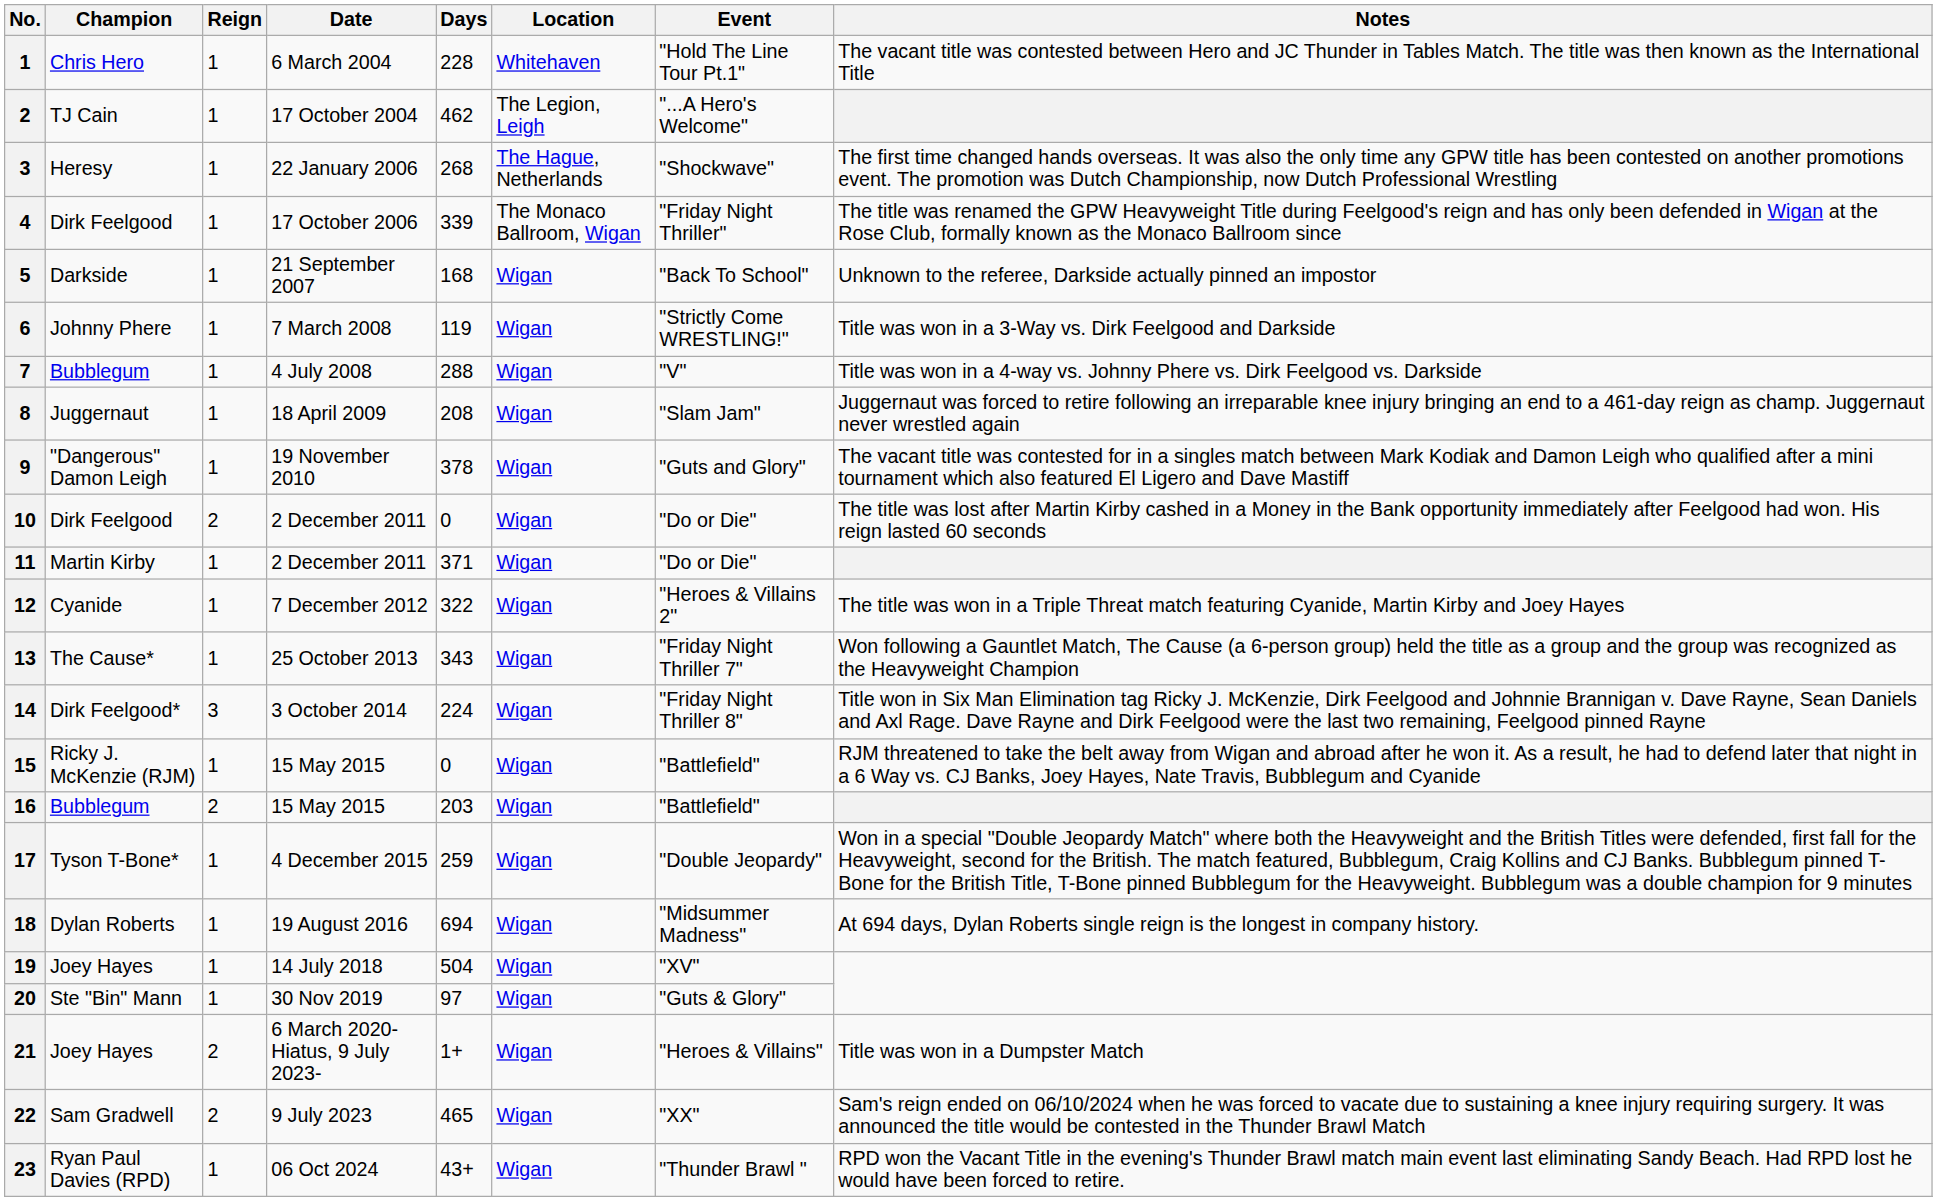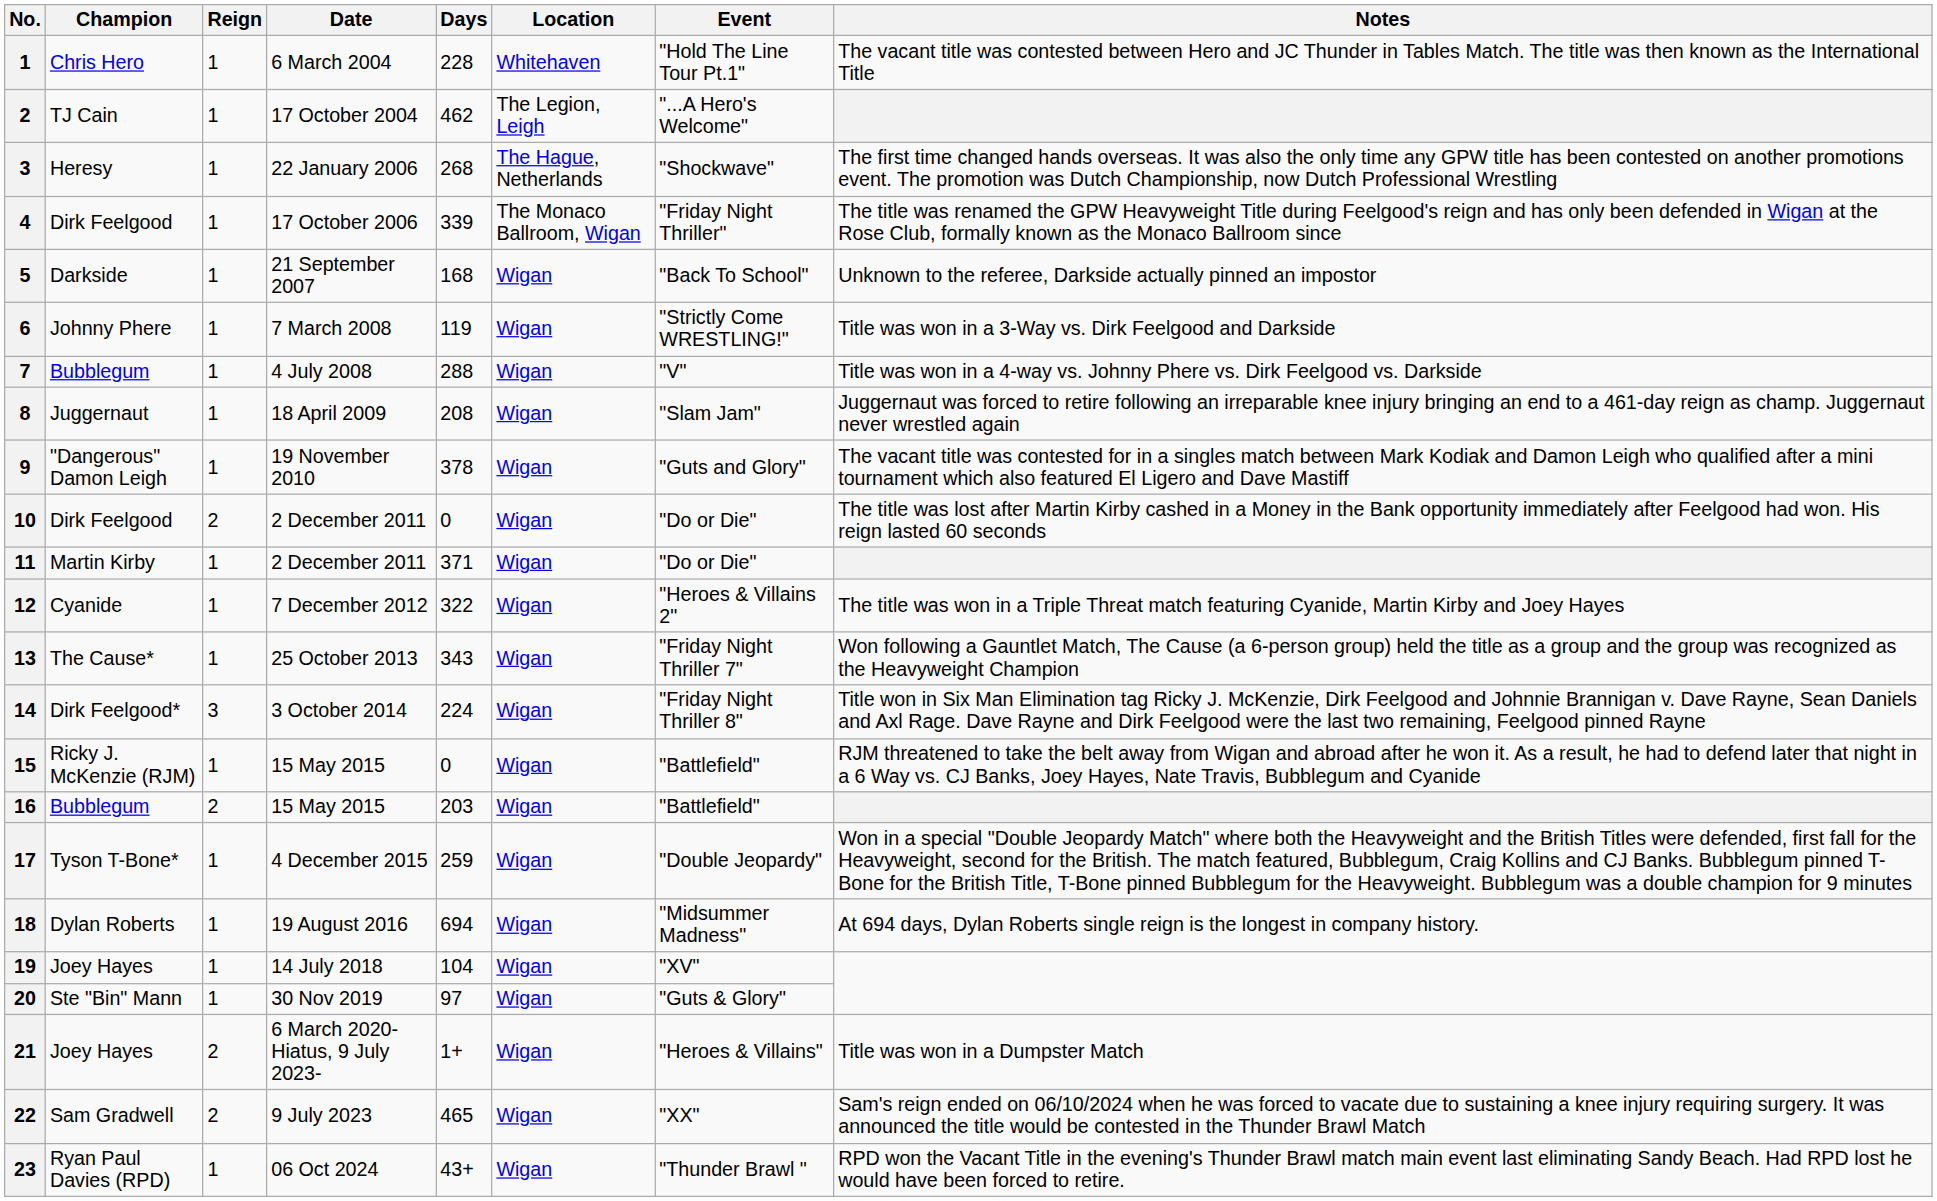(457, 967) 504 -> (457, 967) 104
